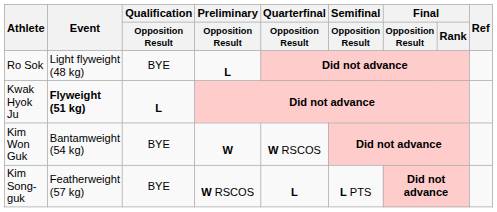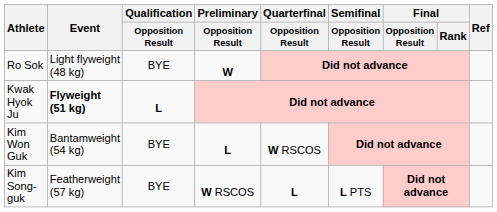(228, 72) L -> (228, 72) W
(228, 150) W -> (228, 150) L
